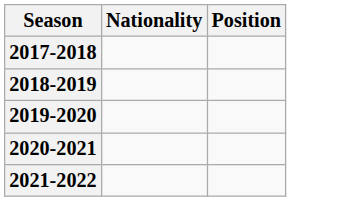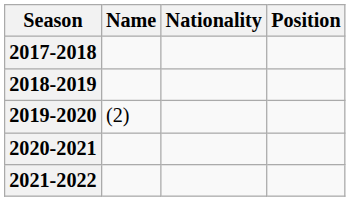+ column: (131, 20)
